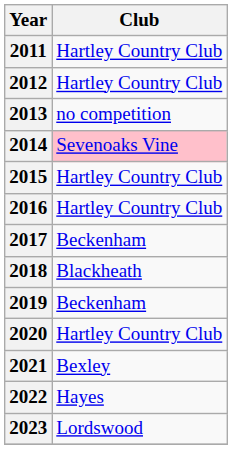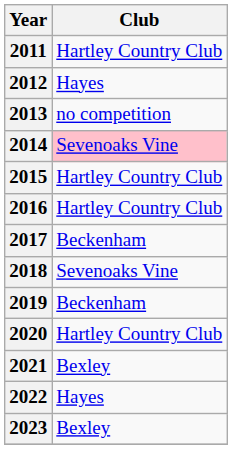(139, 82) Hartley Country Club -> (80, 82) Hayes
(99, 271) Blackheath -> (117, 271) Sevenoaks Vine
(100, 428) Lordswood -> (83, 428) Bexley
